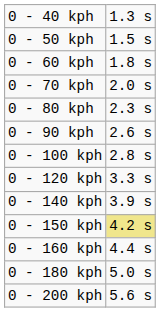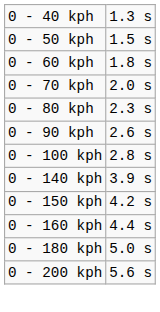- row: (55, 179)
(131, 226) khaki background -> (131, 203) no background
